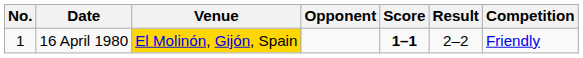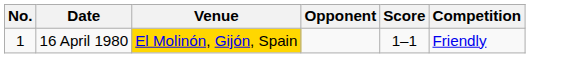- column: (456, 16)
(404, 40) bold -> (404, 40) normal
